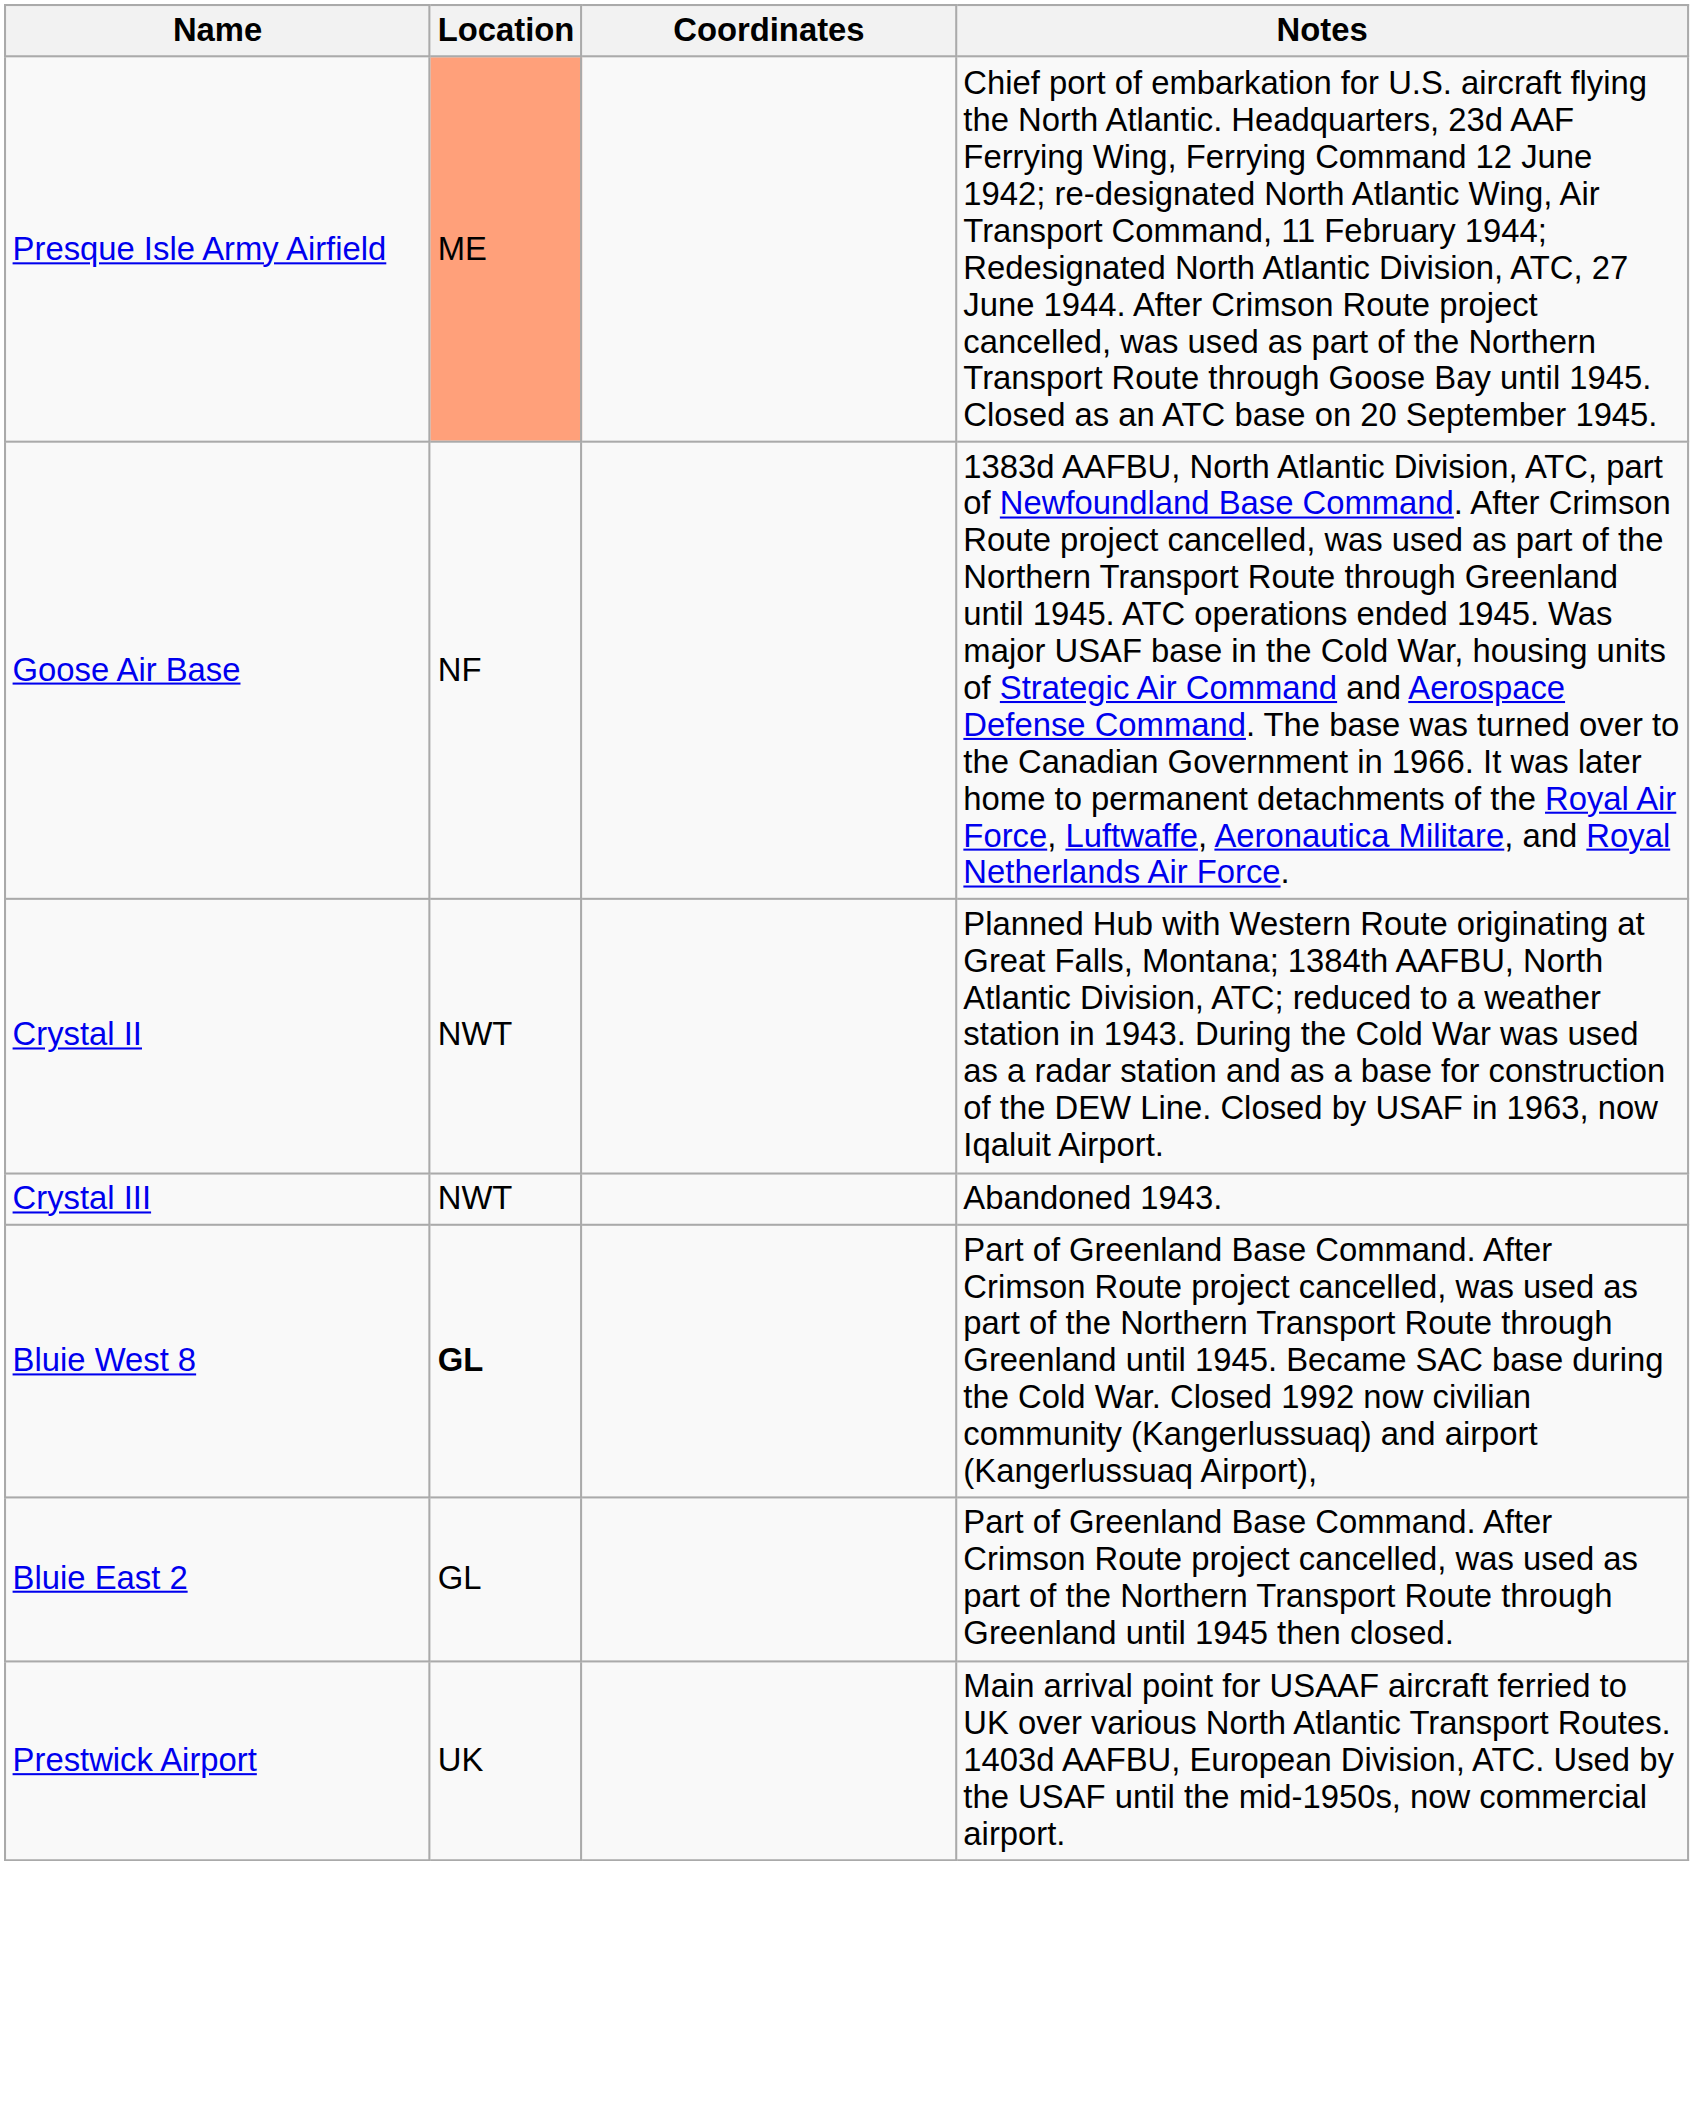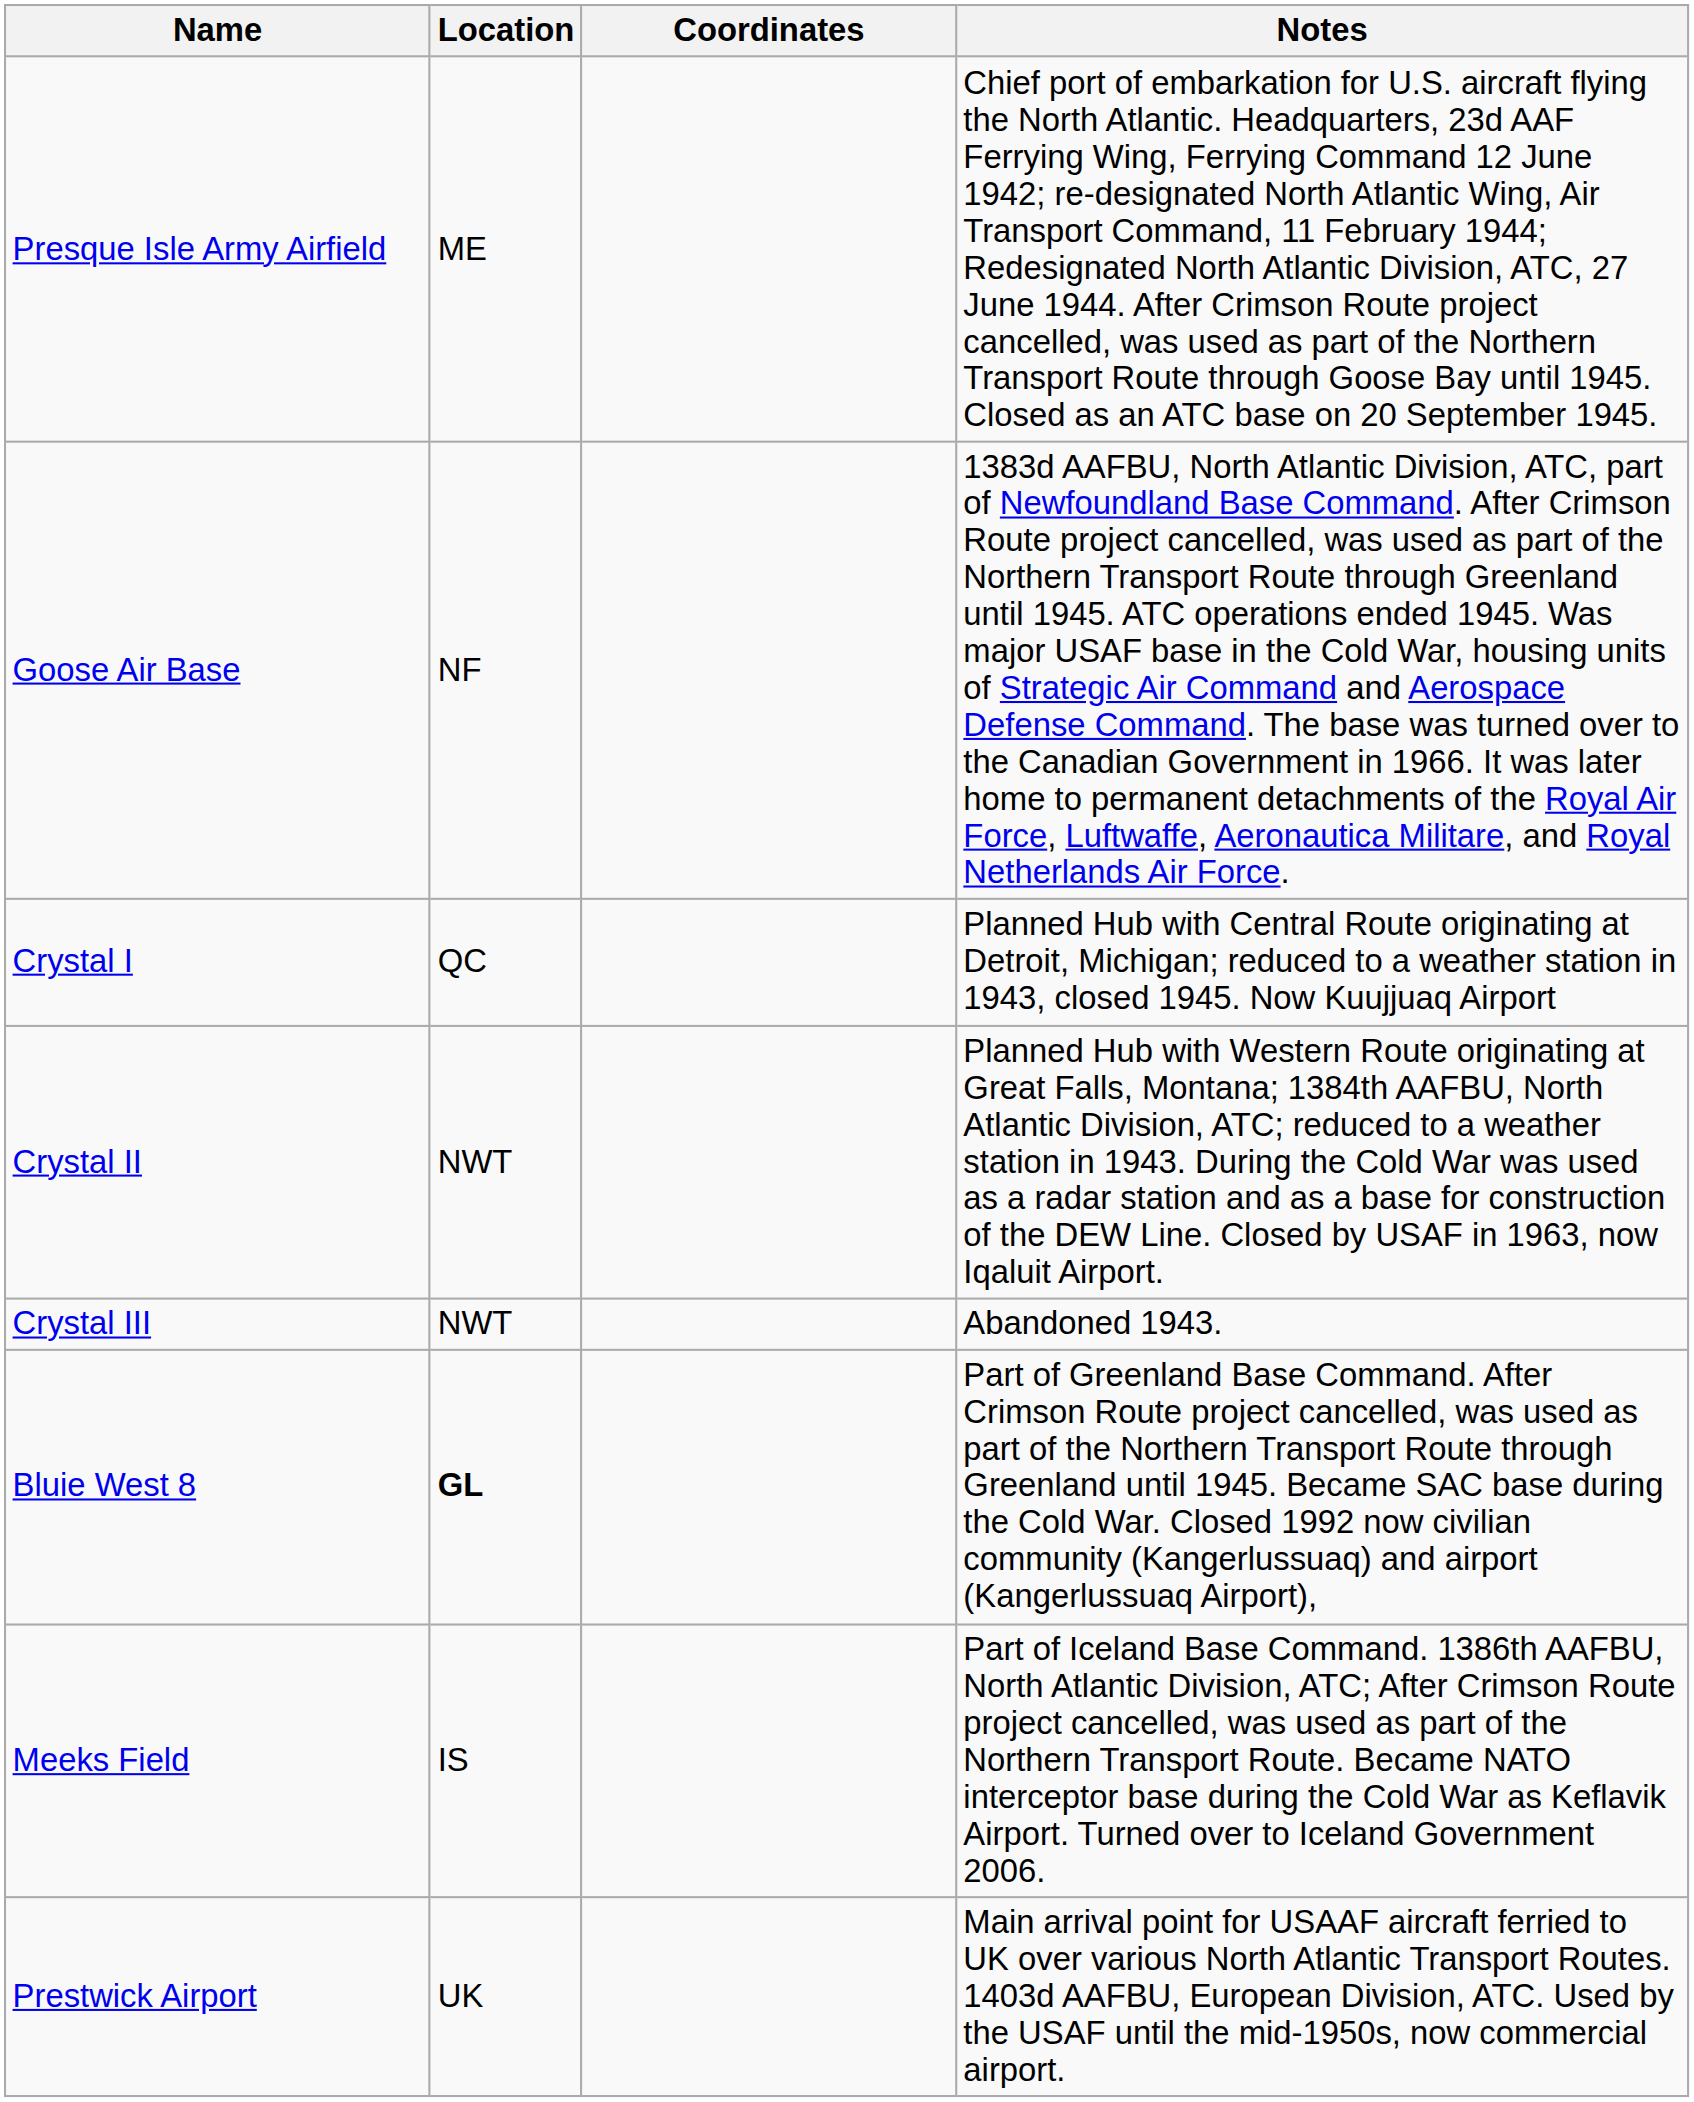(462, 248) lightsalmon background -> (462, 248) no background
+ row: (73, 961)
- row: (100, 1578)
+ row: (101, 1759)
